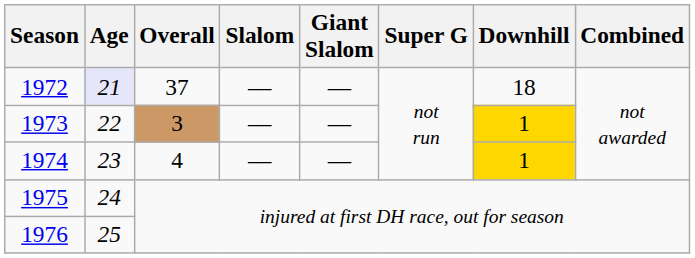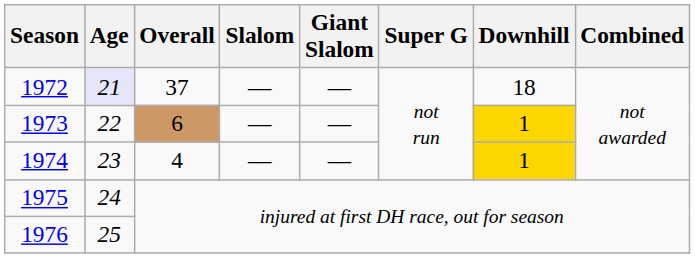(177, 123) 3 -> (177, 123) 6
